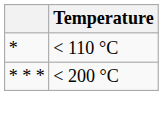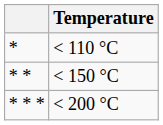+ row: (20, 76)
